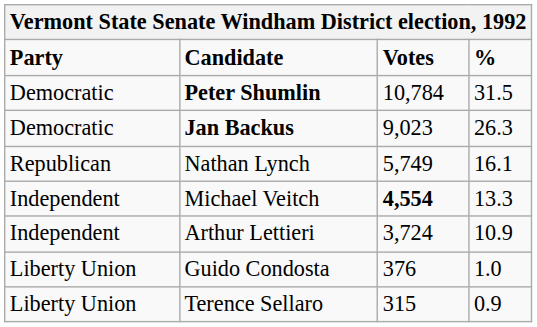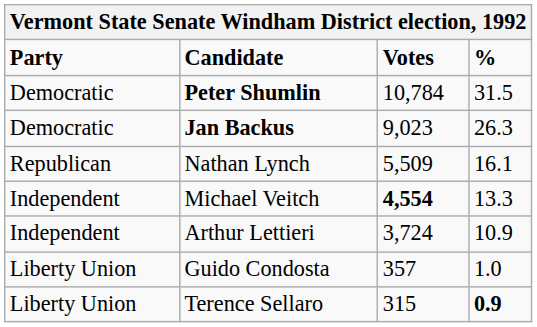(408, 163) 5,749 -> (408, 163) 5,509
(399, 269) 376 -> (399, 269) 357
(488, 304) normal -> (488, 304) bold
